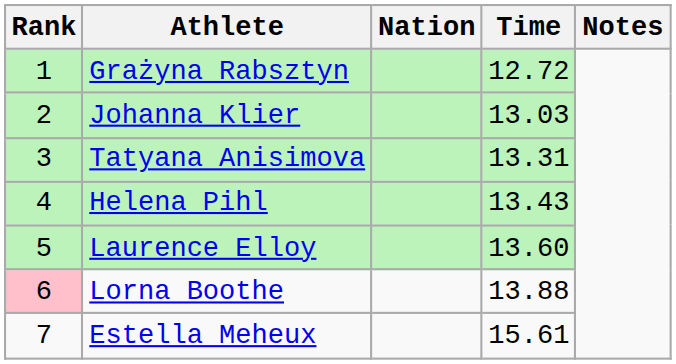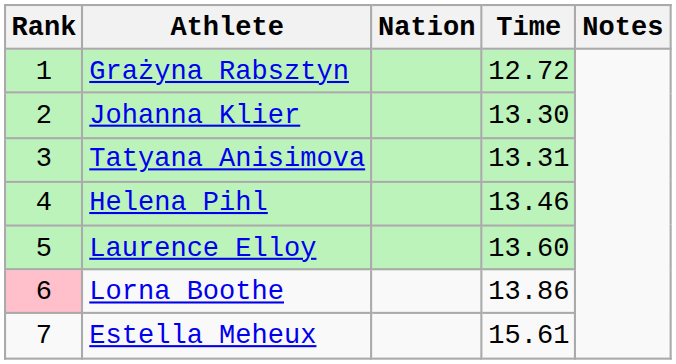(529, 115) 13.03 -> (529, 115) 13.30
(529, 203) 13.43 -> (529, 203) 13.46
(529, 291) 13.88 -> (529, 291) 13.86
